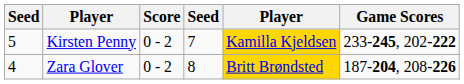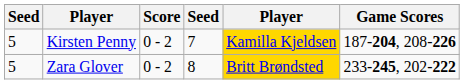(400, 41) 233-245, 202-222 -> (400, 41) 187-204, 208-226
(12, 66) 4 -> (12, 66) 5
(400, 66) 187-204, 208-226 -> (400, 66) 233-245, 202-222
